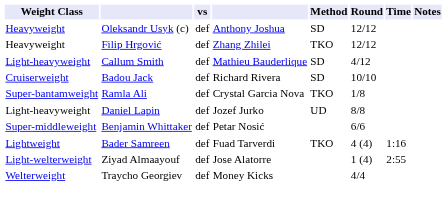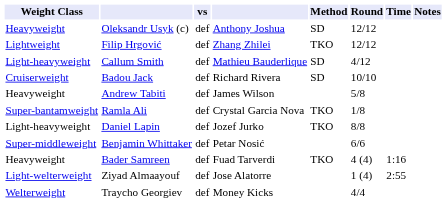(35, 44) Heavyweight -> (33, 44) Lightweight
+ row: (134, 94)
(318, 110) UD -> (322, 126) TKO
(33, 143) Lightweight -> (35, 159) Heavyweight
